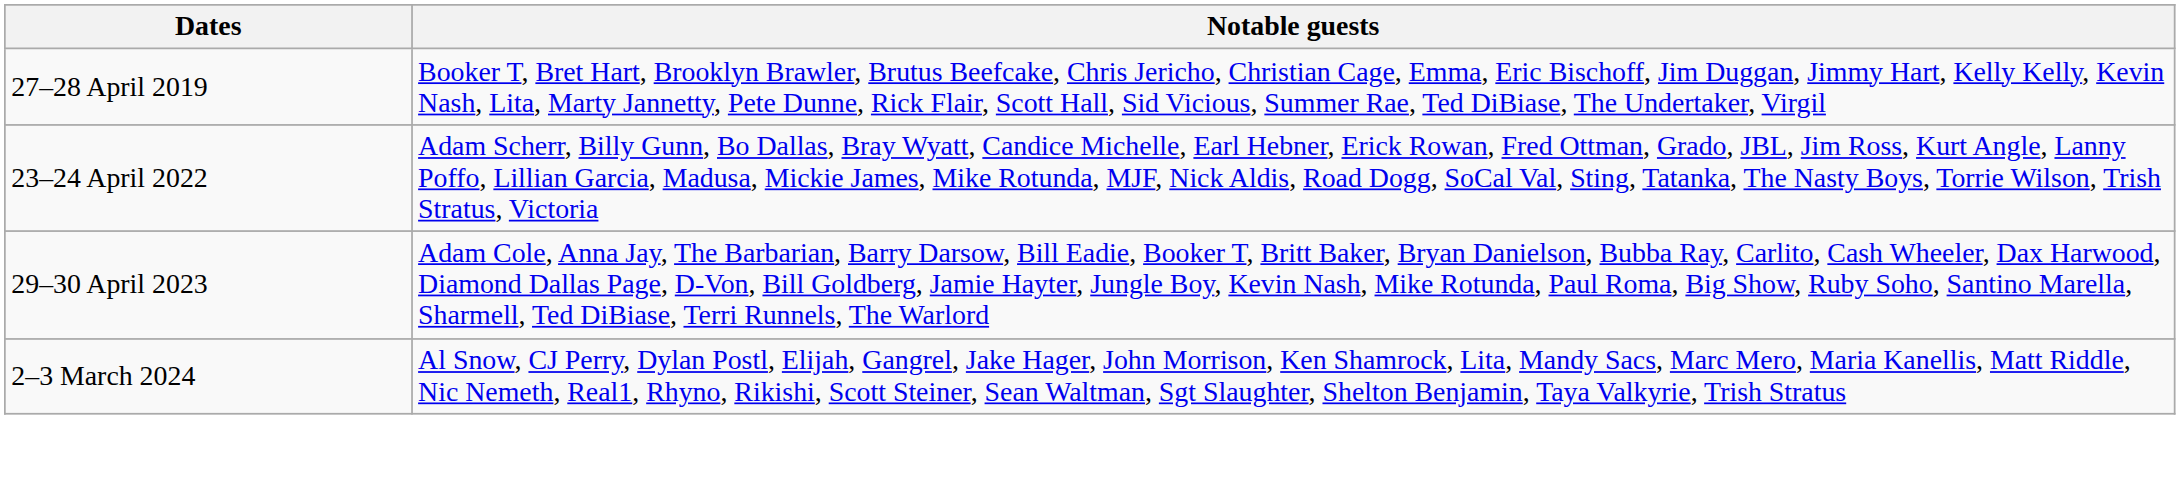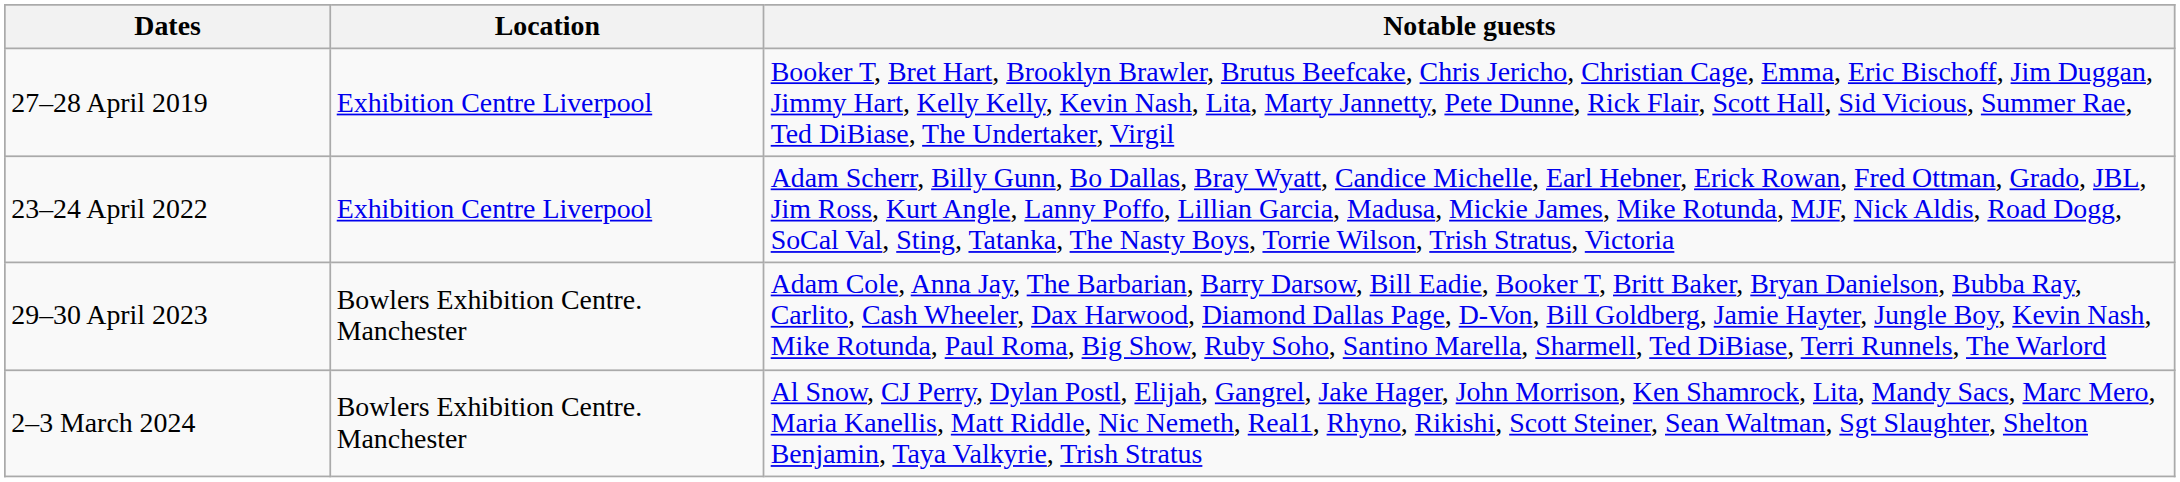+ column: (547, 26)
